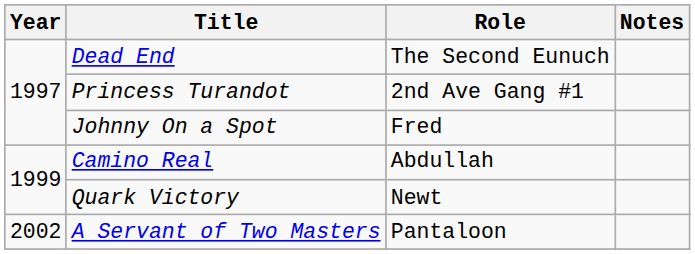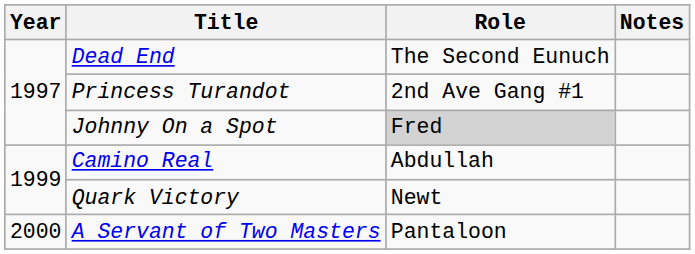(417, 127) no background -> (417, 127) lightgrey background
(36, 232) 2002 -> (36, 232) 2000
